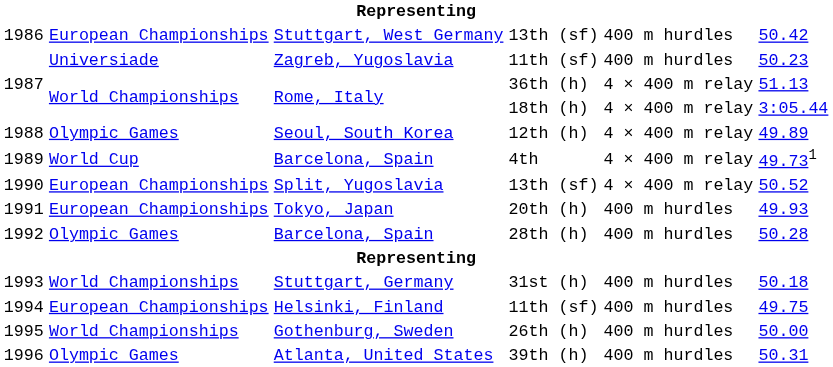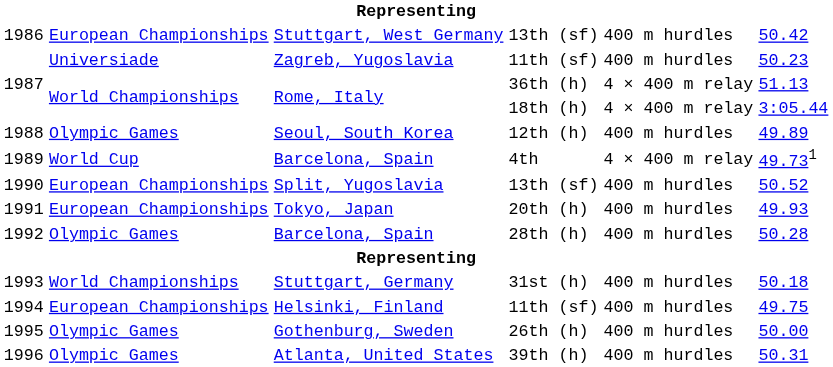(678, 133) 4 × 400 m relay -> (668, 133) 400 m hurdles
(678, 186) 4 × 400 m relay -> (668, 186) 400 m hurdles
(144, 332) World Championships -> (114, 332) Olympic Games
